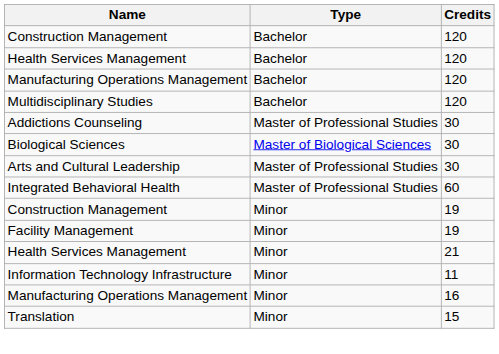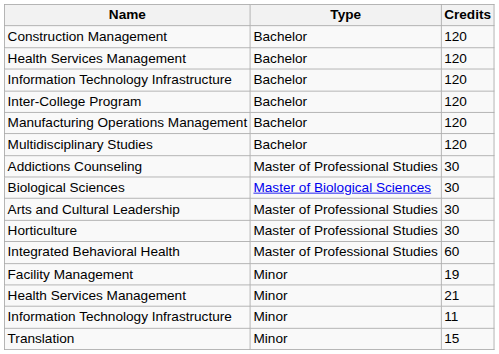+ row: (120, 79)
+ row: (74, 101)
+ row: (42, 230)
- row: (87, 209)
- row: (127, 295)
